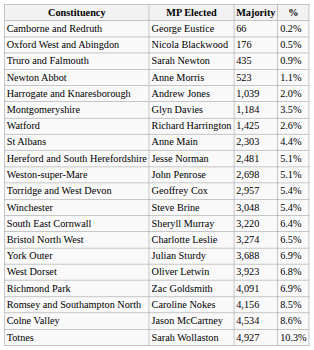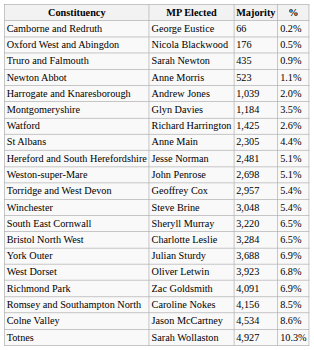(248, 142) 2,303 -> (248, 142) 2,305
(291, 223) 6.4% -> (291, 223) 6.5%
(248, 239) 3,274 -> (248, 239) 3,284
